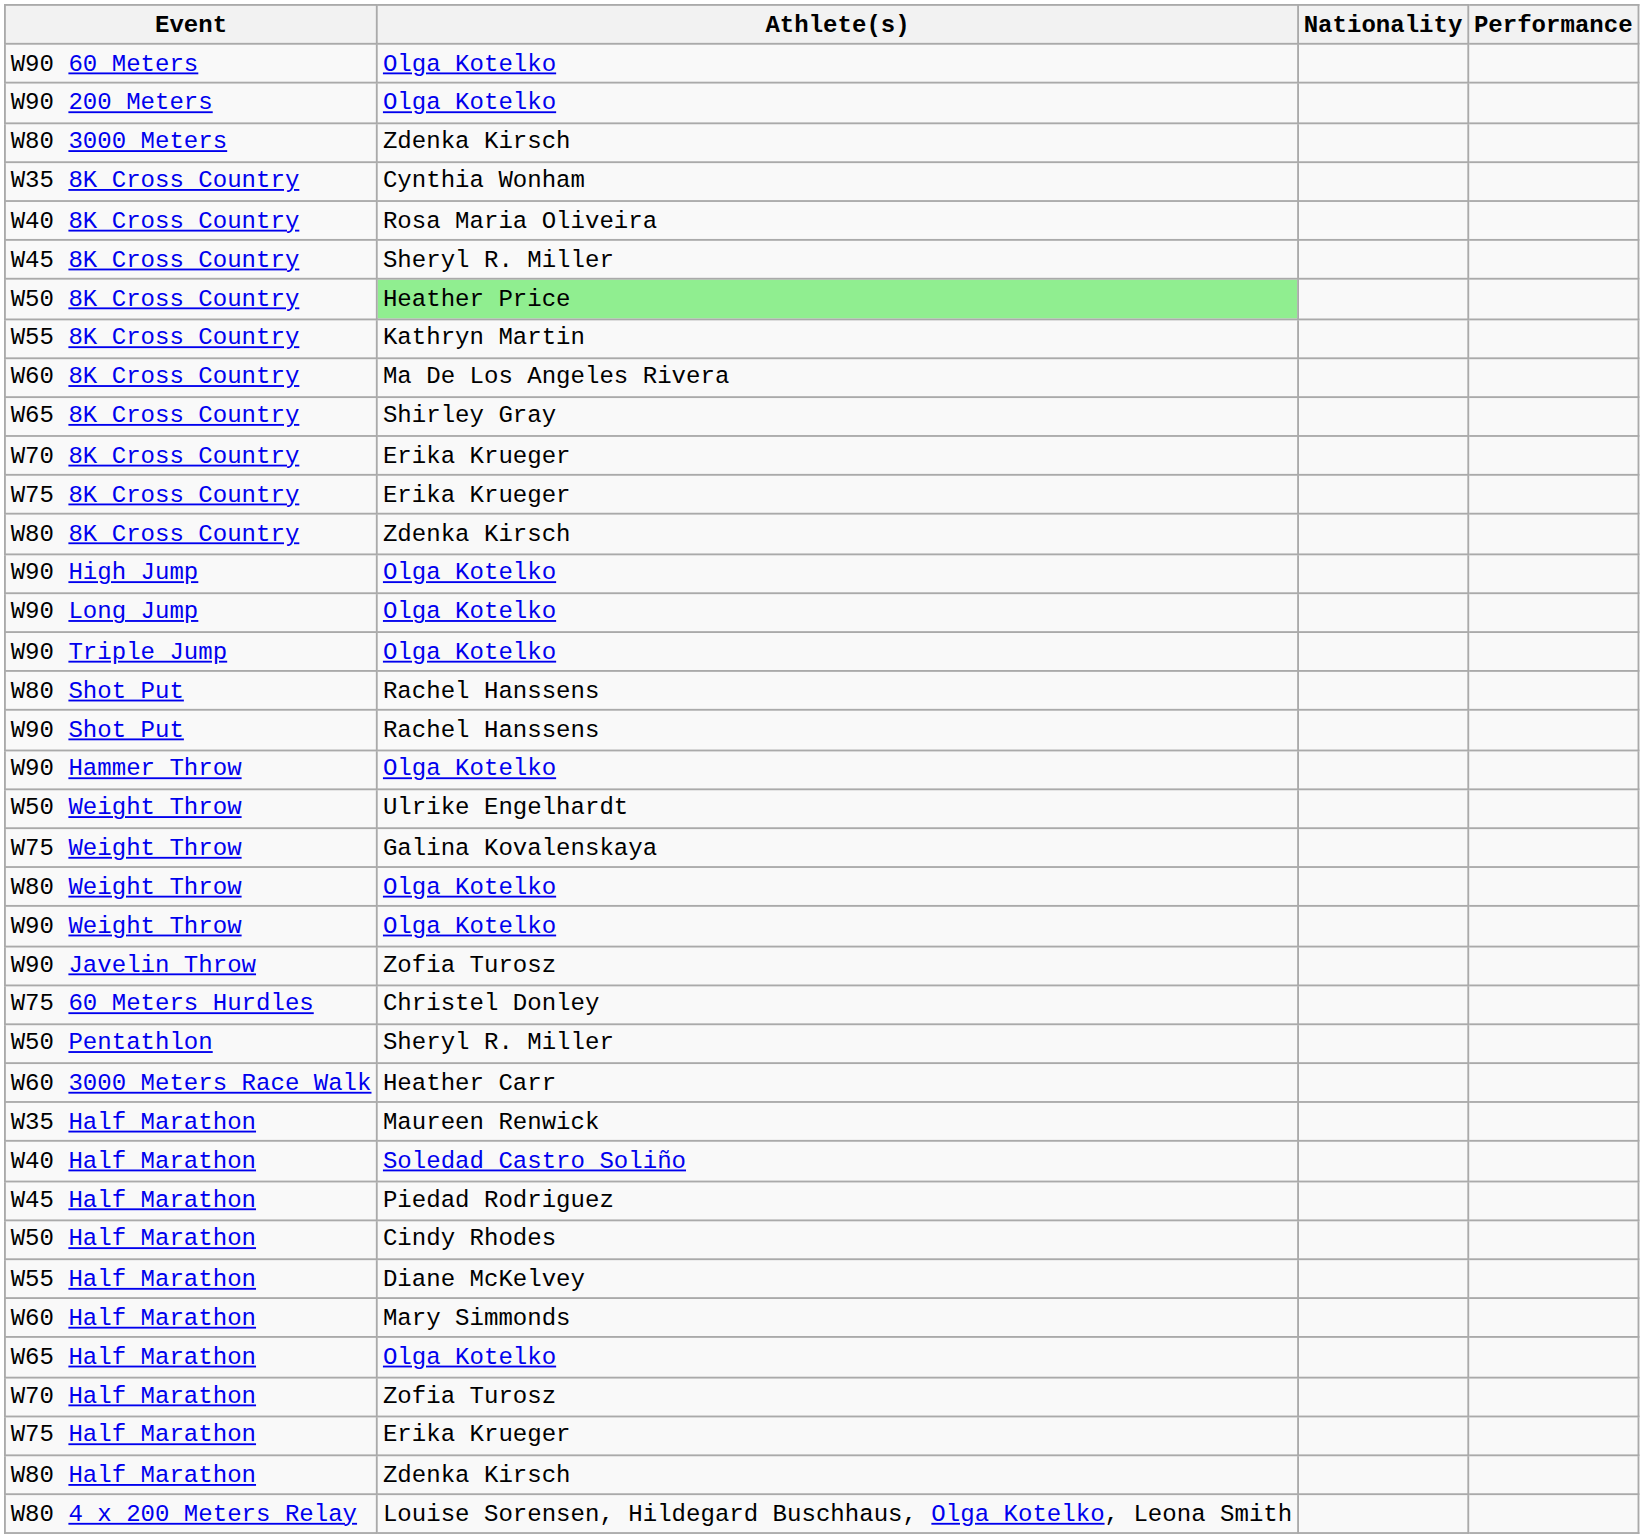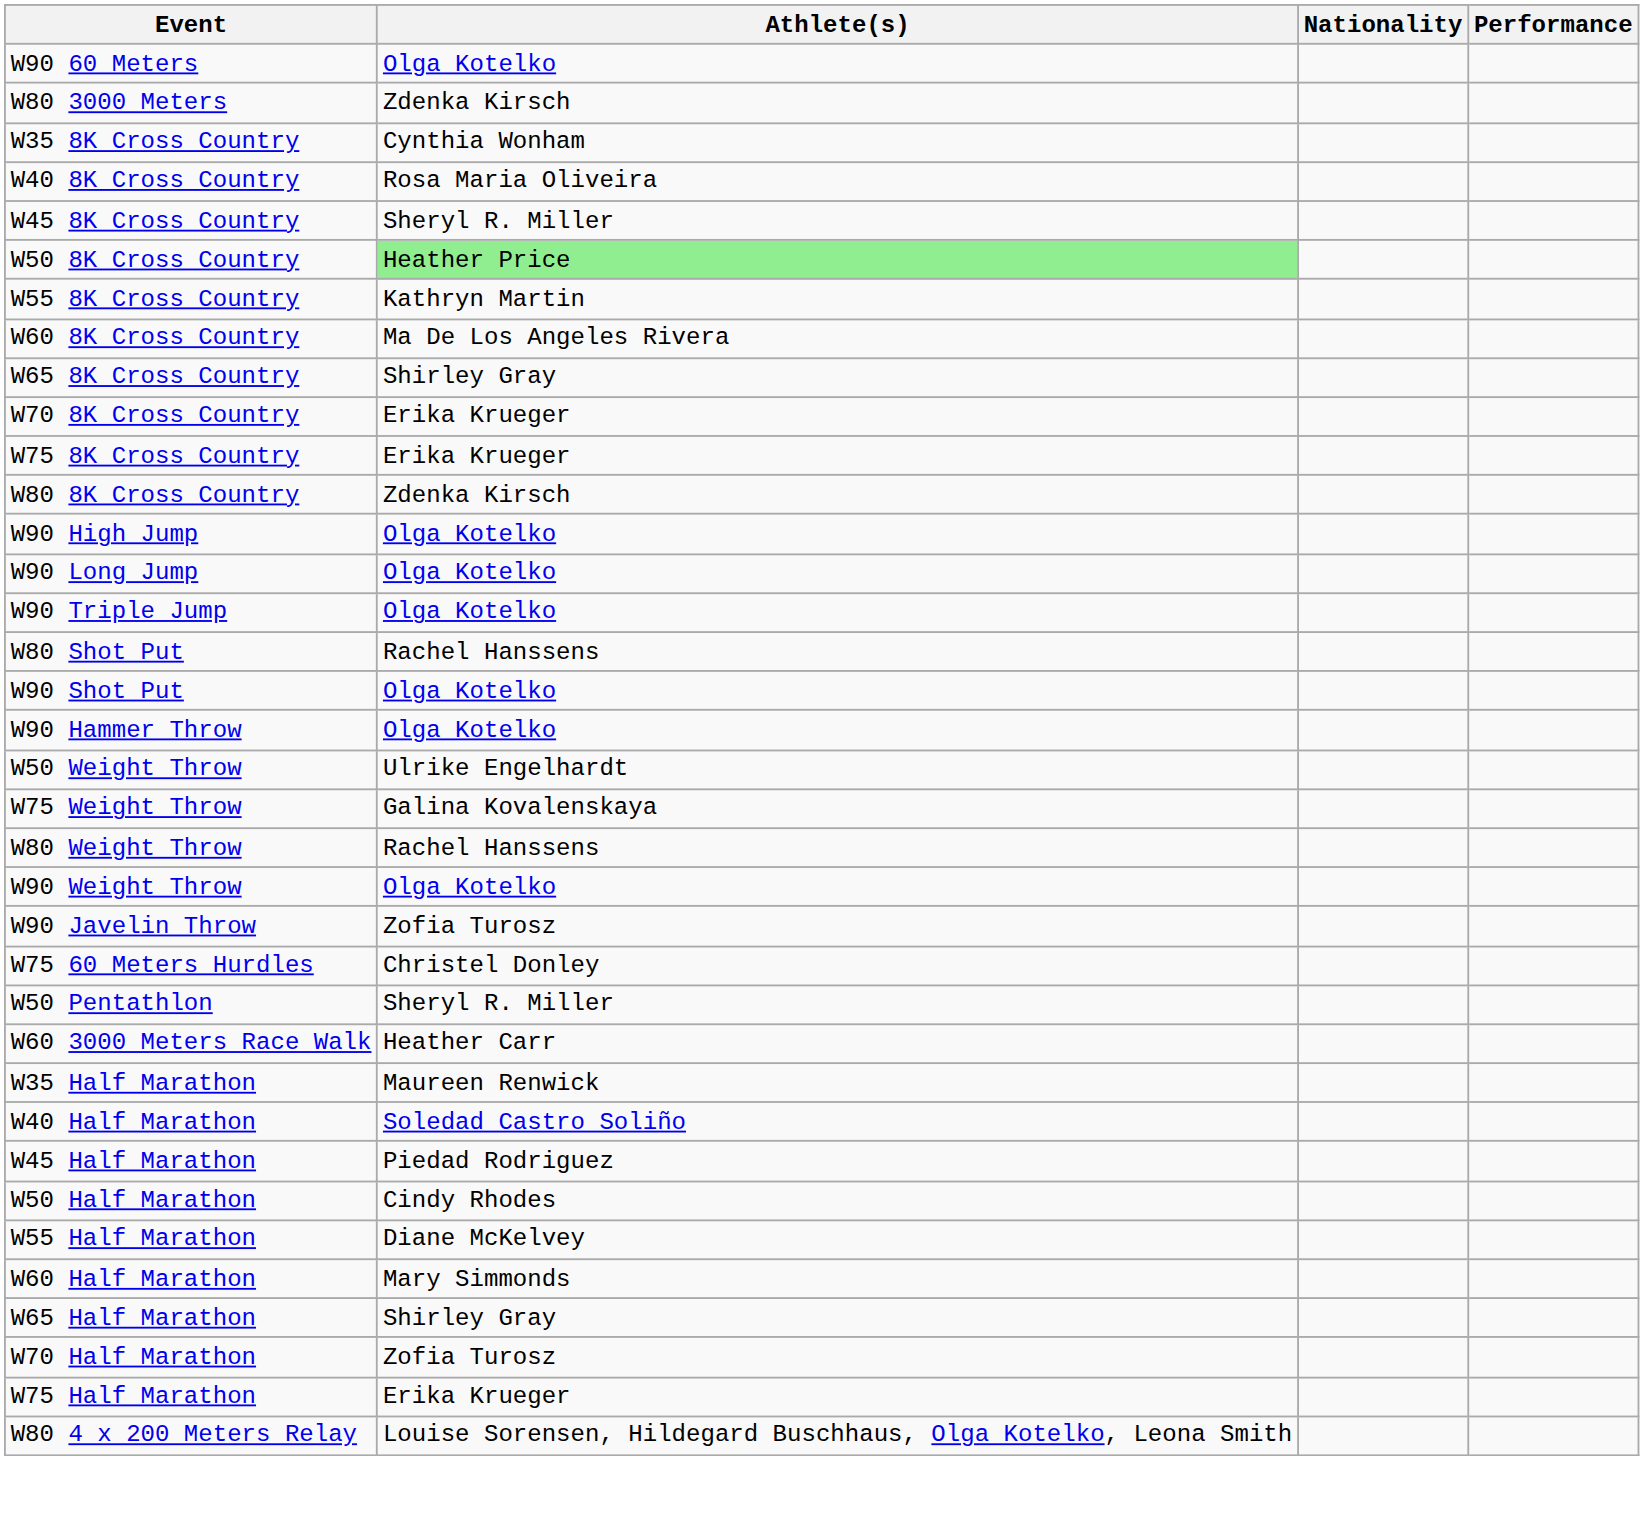- row: (112, 103)
(491, 730) Rachel Hanssens -> (470, 691) Olga Kotelko
(470, 887) Olga Kotelko -> (491, 848) Rachel Hanssens
(470, 1357) Olga Kotelko -> (470, 1318) Shirley Gray
- row: (133, 1475)
